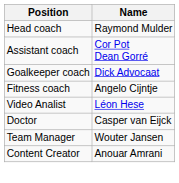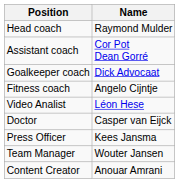+ row: (36, 137)
